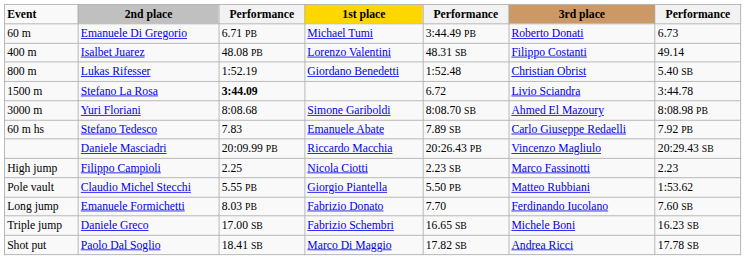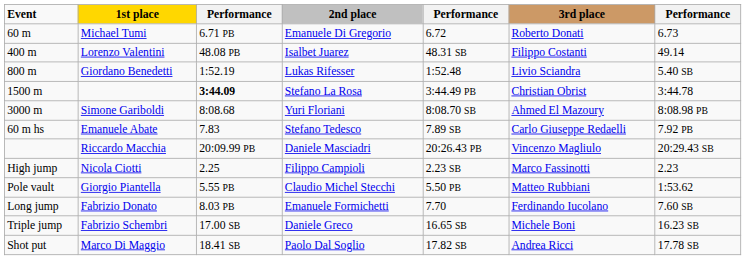columns swapped: (364, 14) <-> (149, 14)
(451, 33) 3:44.49 PB -> (436, 33) 6.72
(549, 72) Christian Obrist -> (546, 72) Livio Sciandra
(436, 91) 6.72 -> (451, 91) 3:44.49 PB
(546, 91) Livio Sciandra -> (549, 91) Christian Obrist
